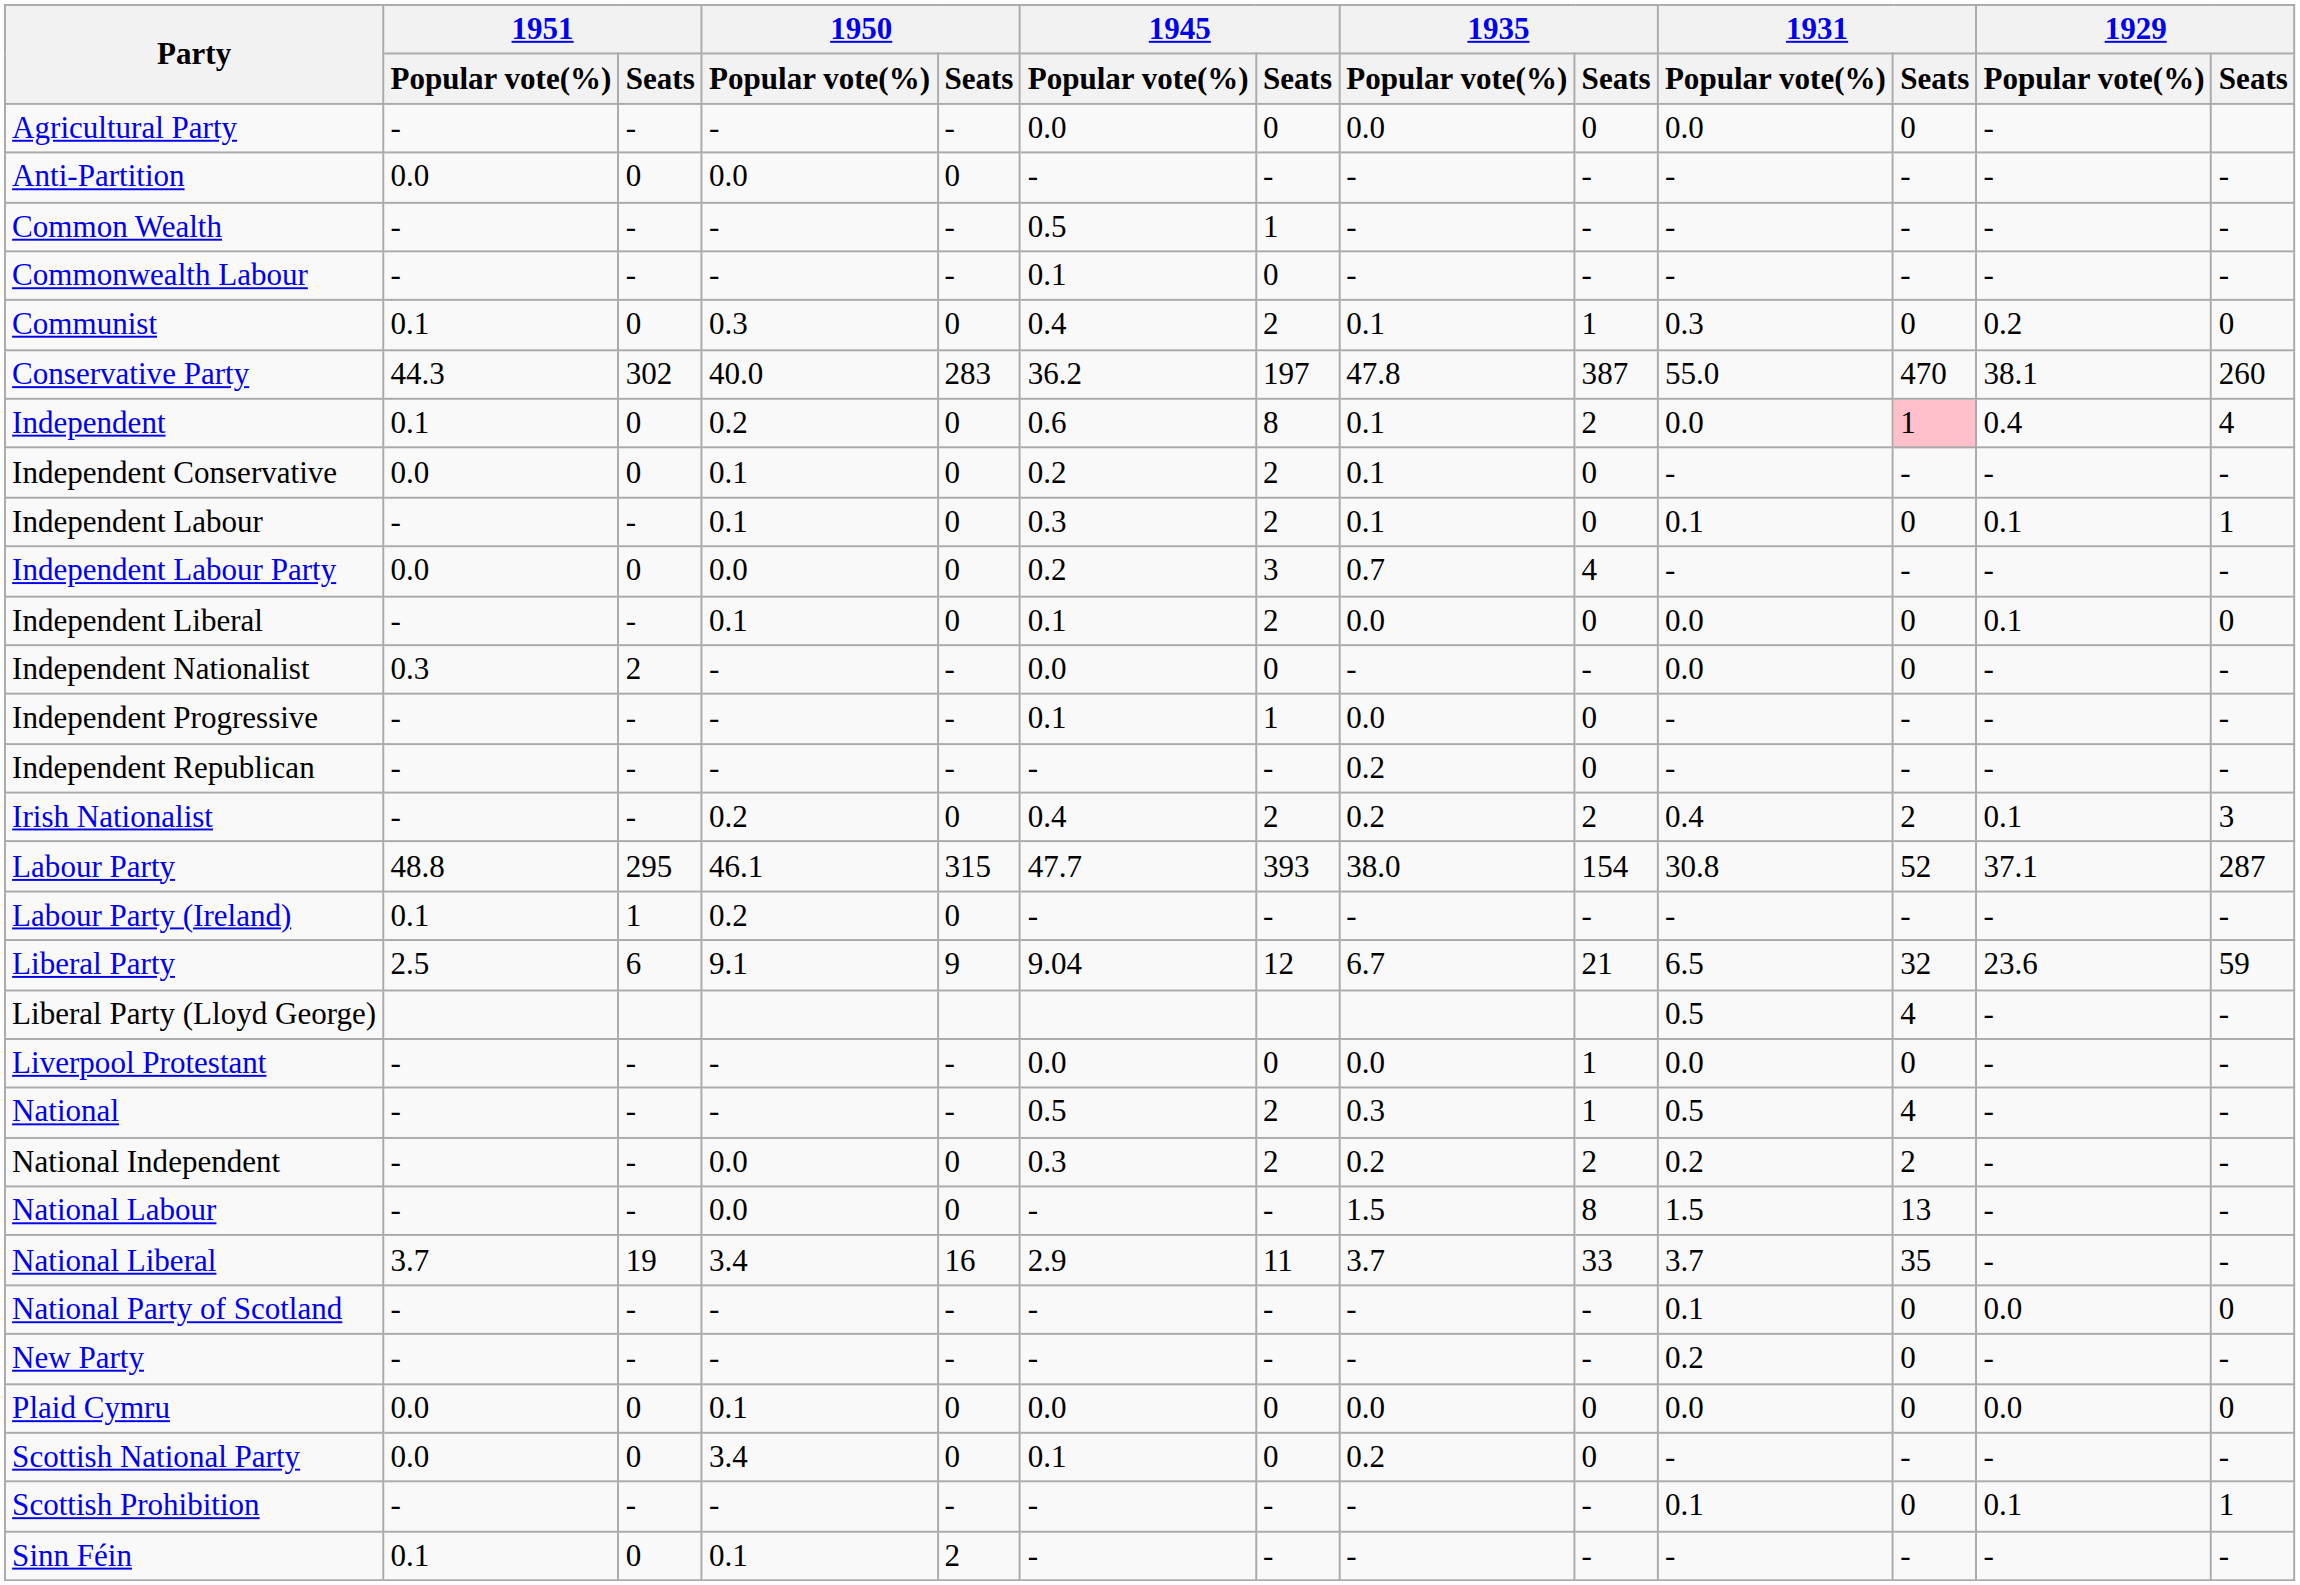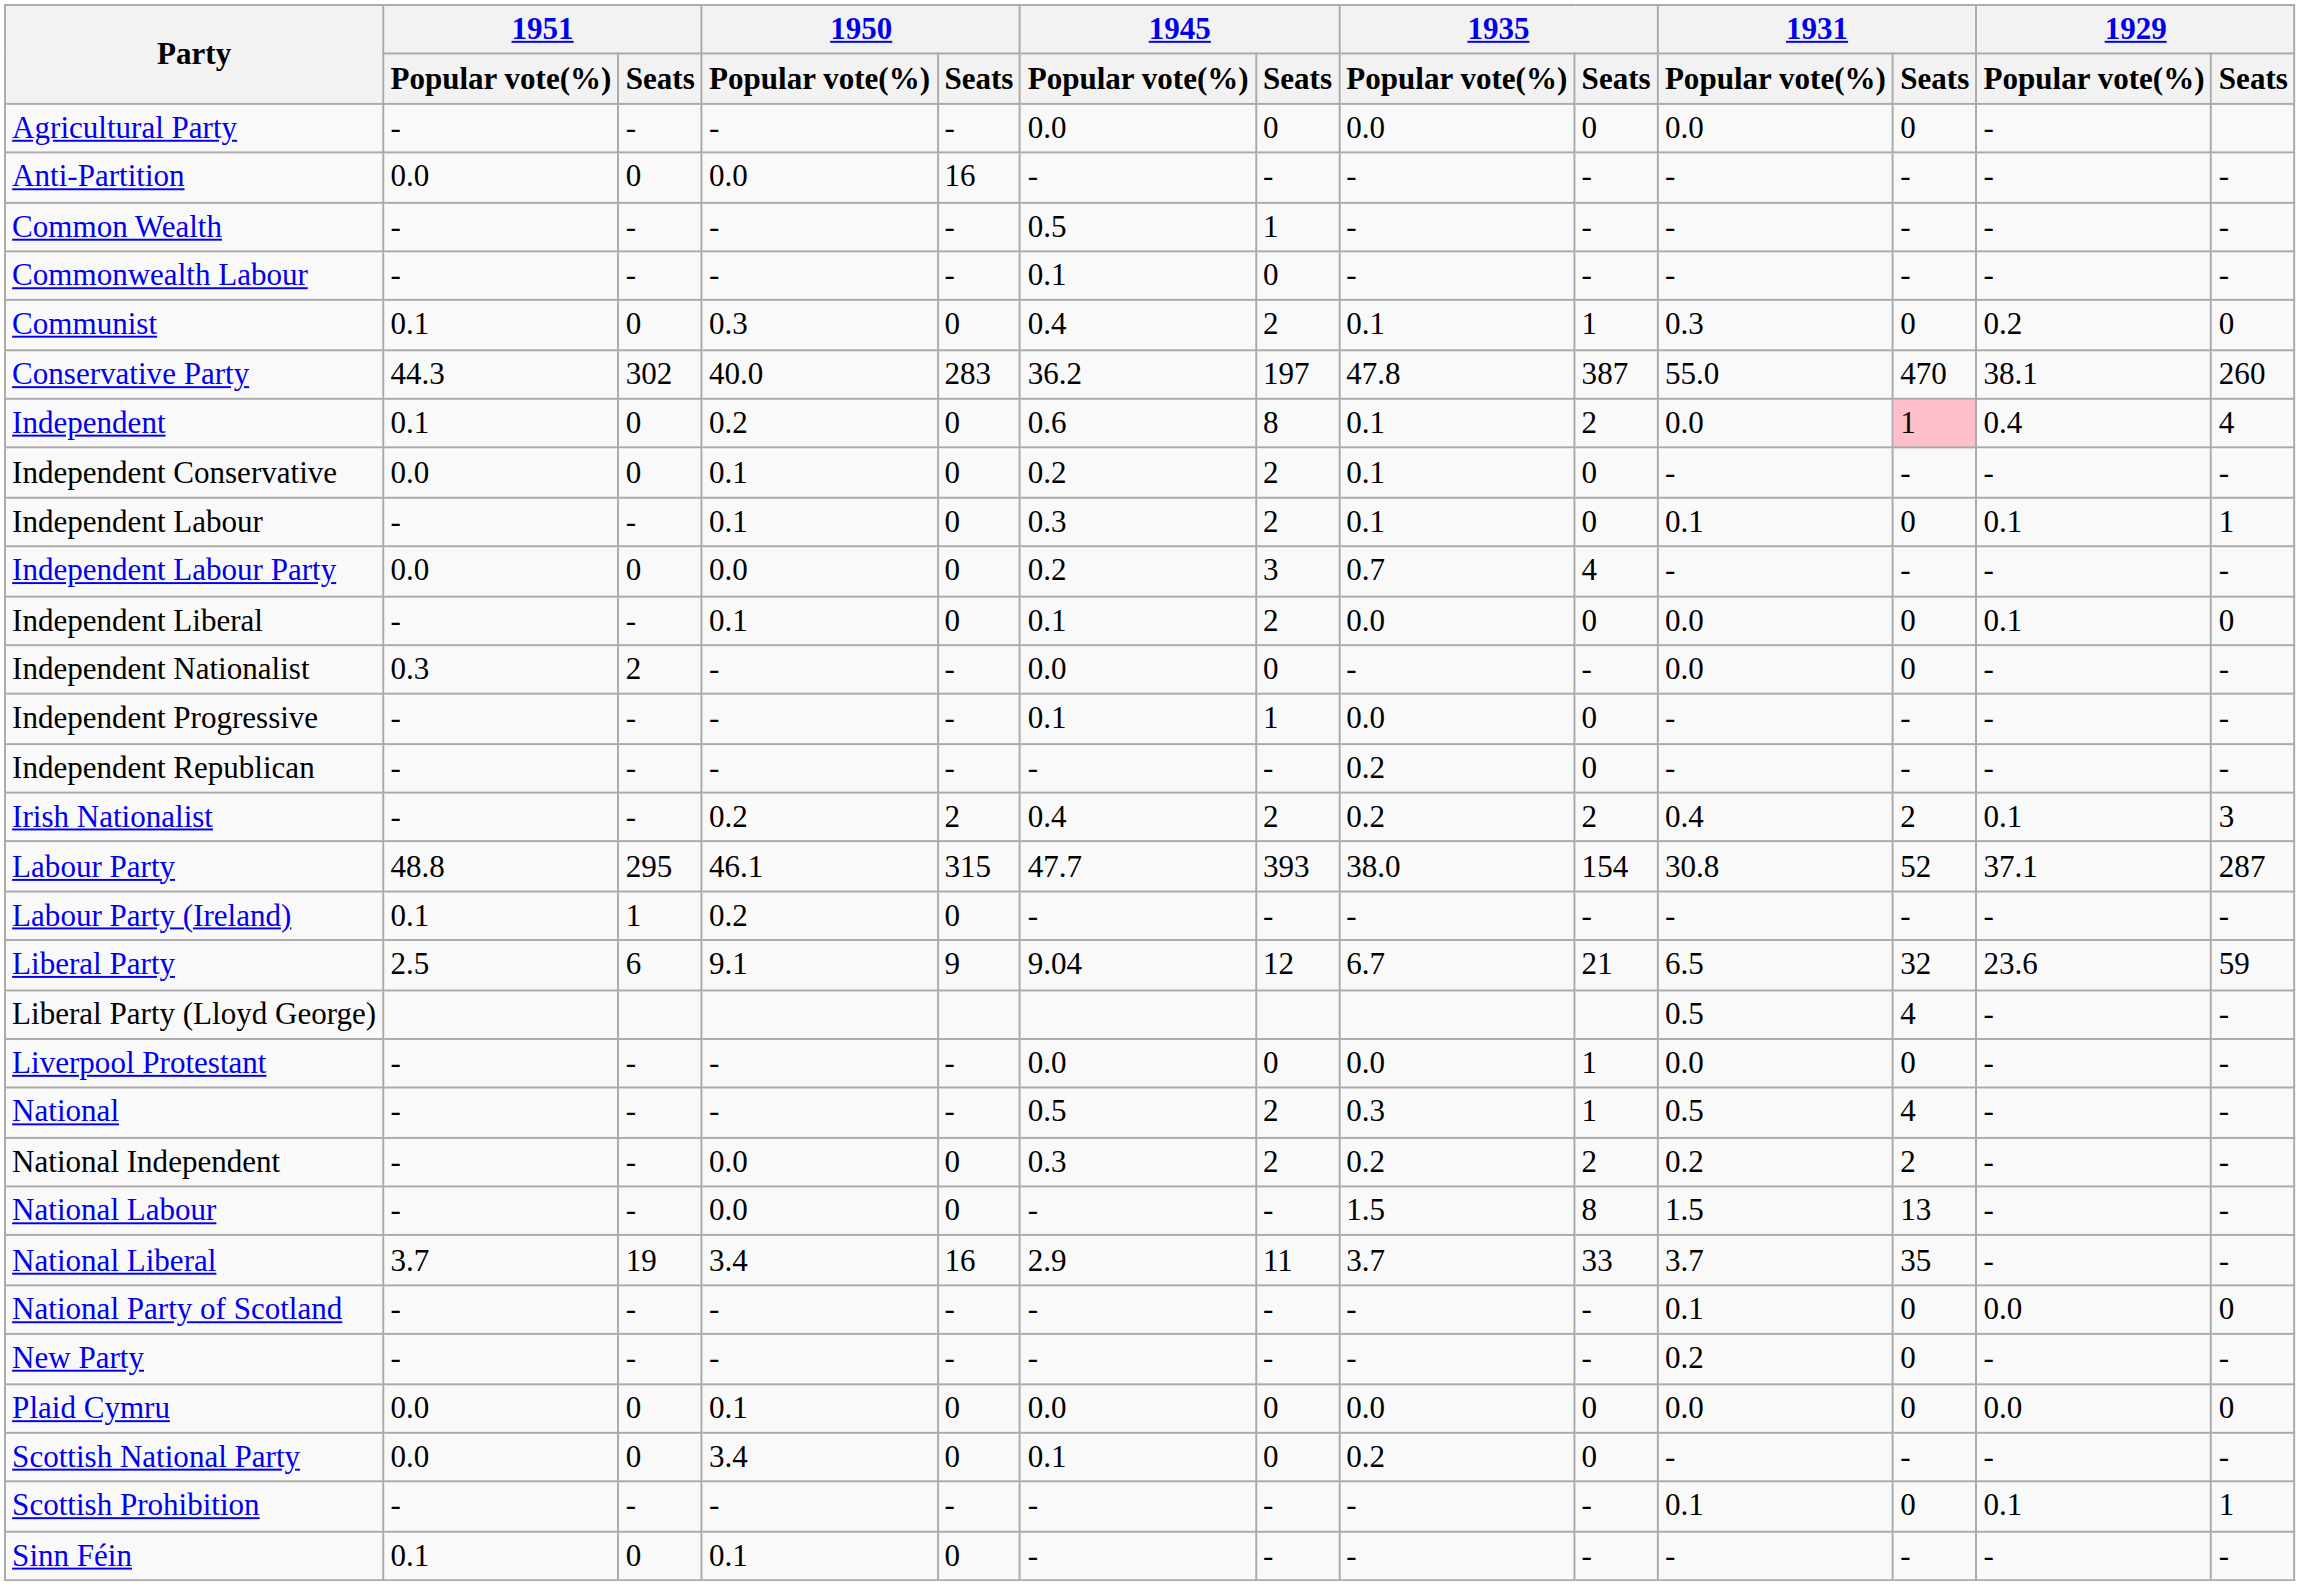(952, 176) 0 -> (960, 176) 16
(952, 816) 0 -> (952, 816) 2
(952, 1555) 2 -> (952, 1555) 0
